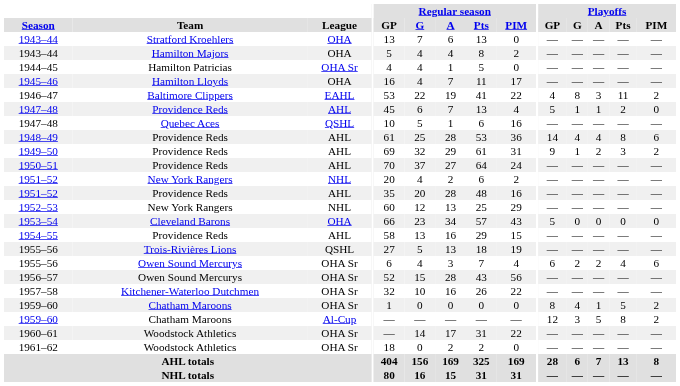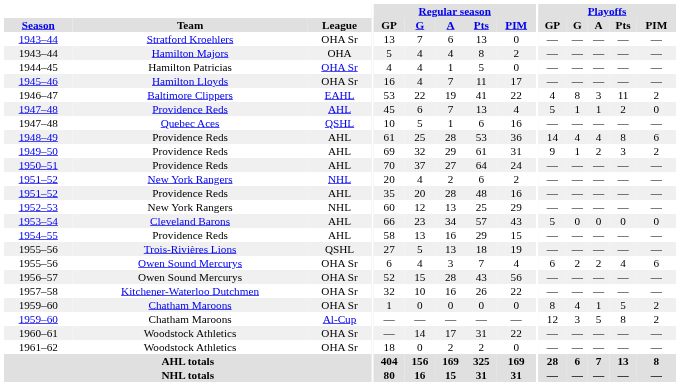(340, 39) OHA -> (340, 39) OHA Sr
(340, 81) OHA -> (340, 81) OHA Sr
(340, 221) OHA -> (340, 221) AHL
